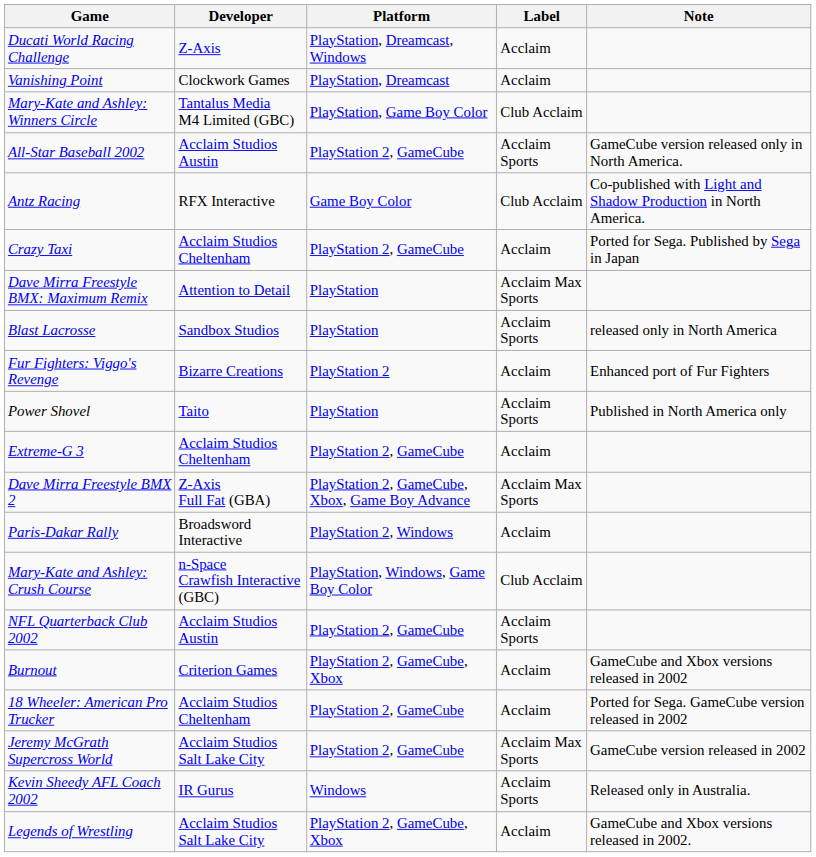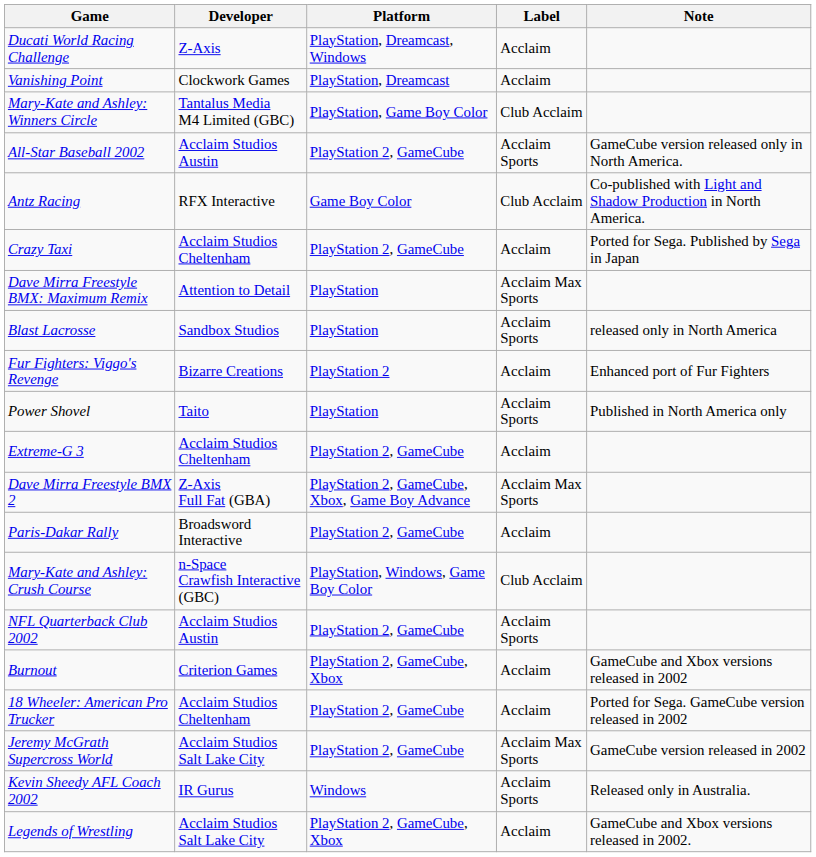(381, 532) PlayStation 2, Windows -> (387, 532) PlayStation 2, GameCube
